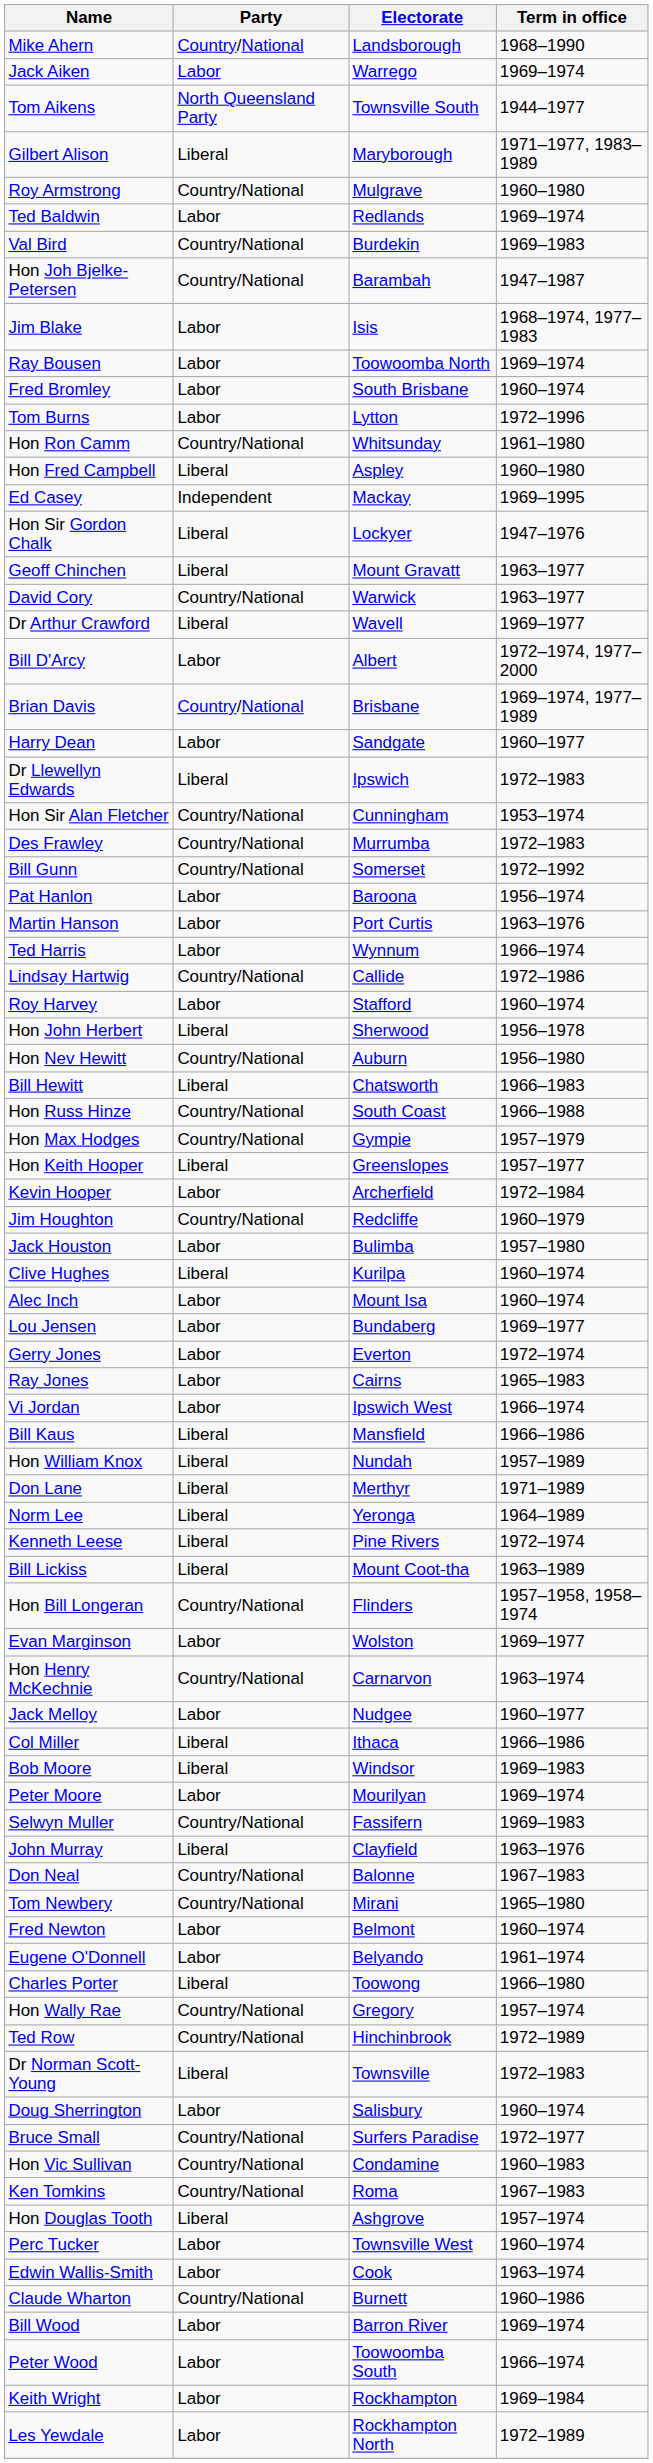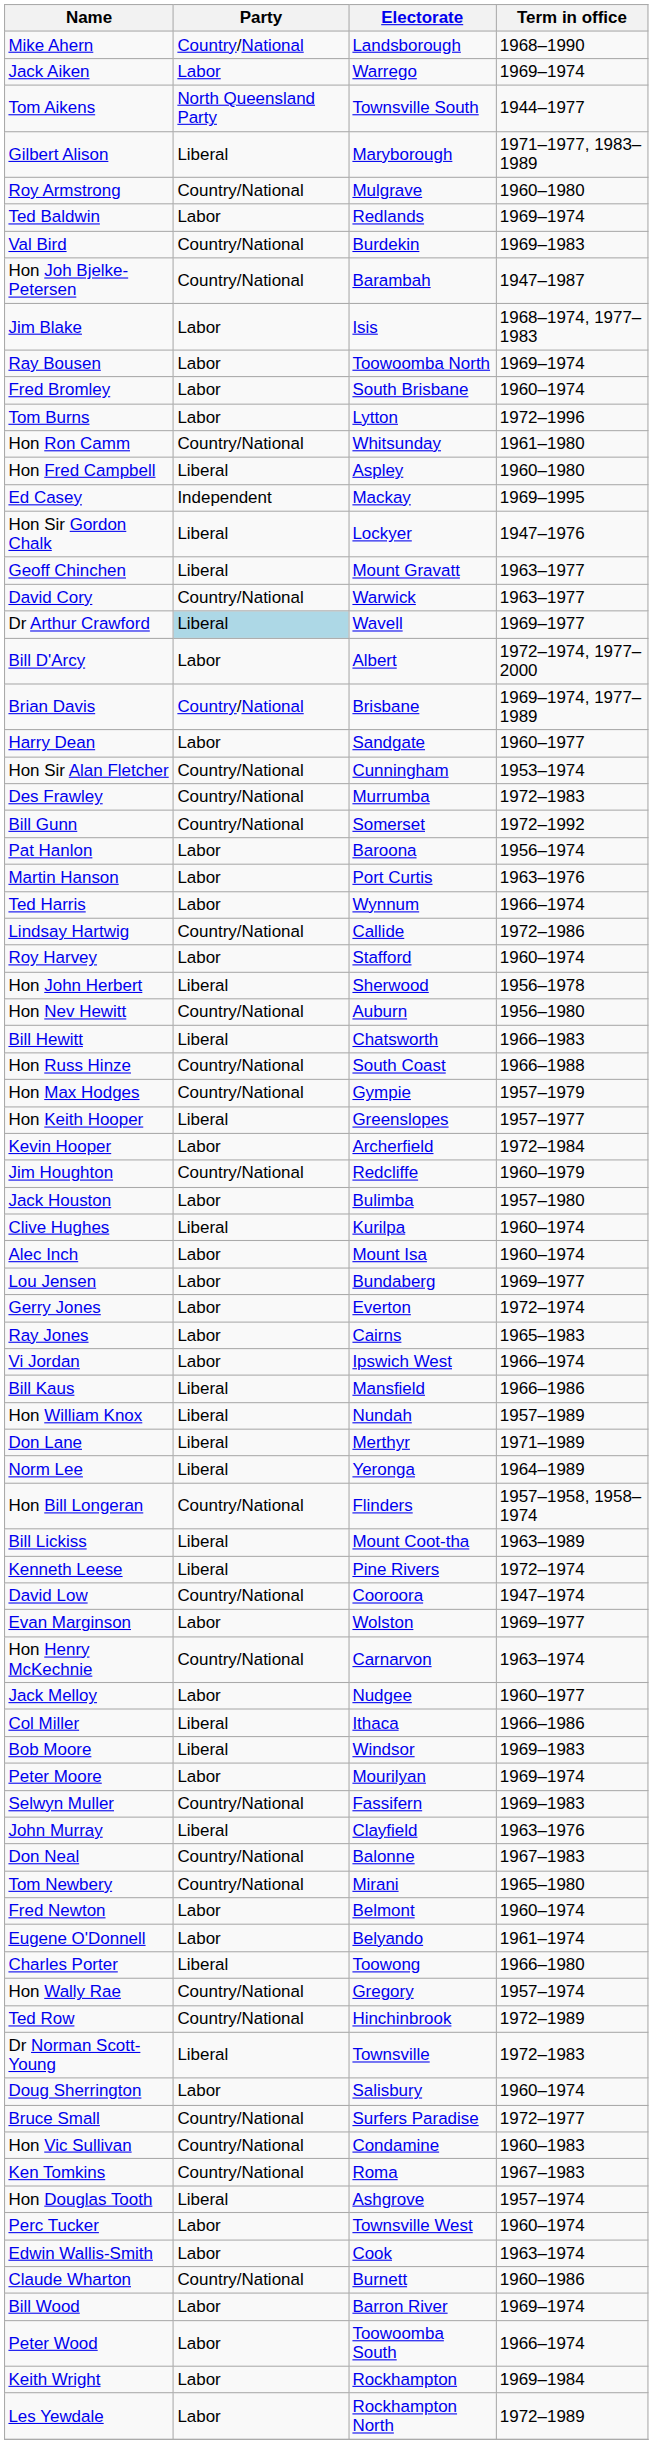(203, 624) no background -> (203, 624) lightblue background
- row: (55, 779)
rows swapped: (65, 1542) <-> (76, 1605)
+ row: (48, 1596)
